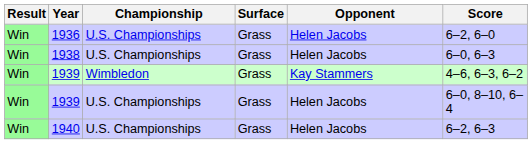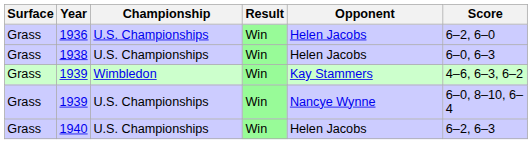columns swapped: (27, 14) <-> (261, 14)
(328, 101) Helen Jacobs -> (333, 101) Nancye Wynne
